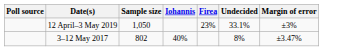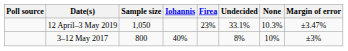+ column: (272, 11)
(289, 25) ±3% -> (314, 25) ±3.47%
(141, 38) 802 -> (141, 38) 800
(289, 38) ±3.47% -> (314, 38) ±3%
